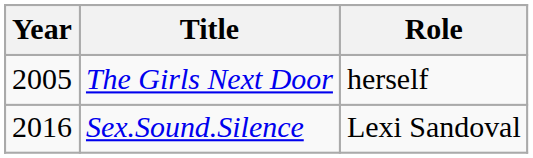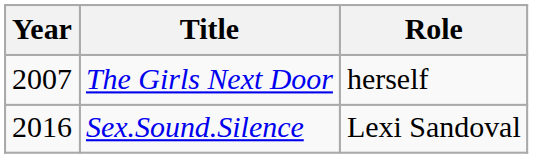(42, 78) 2005 -> (42, 78) 2007
